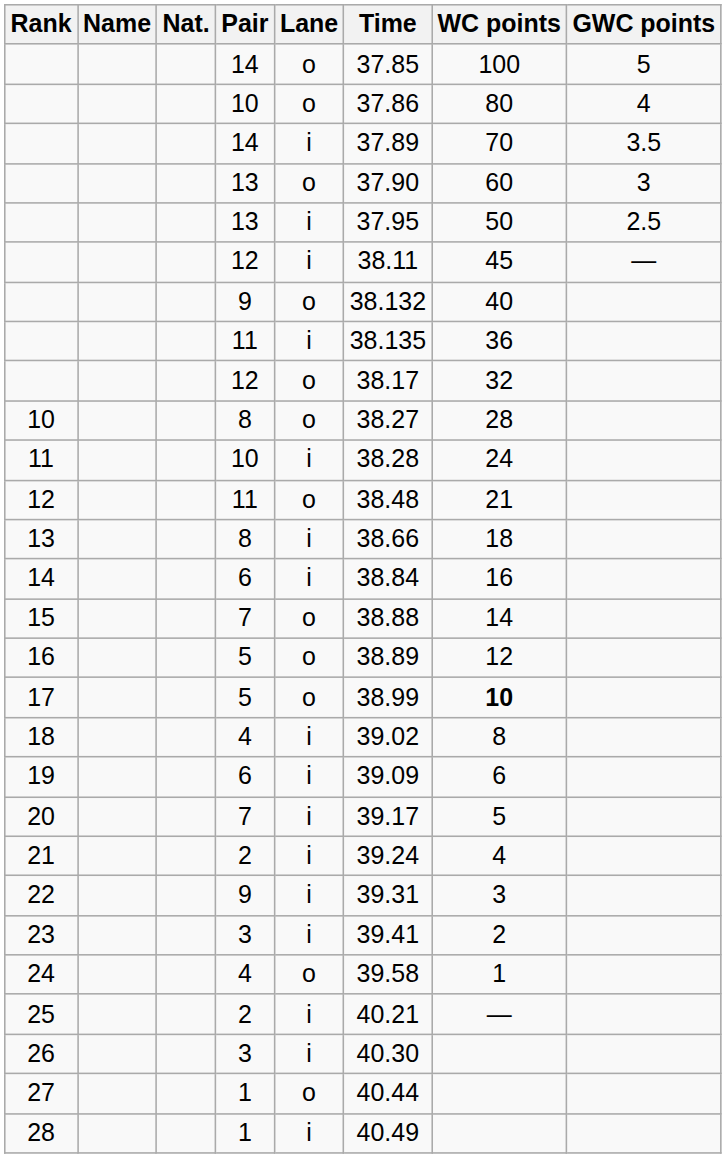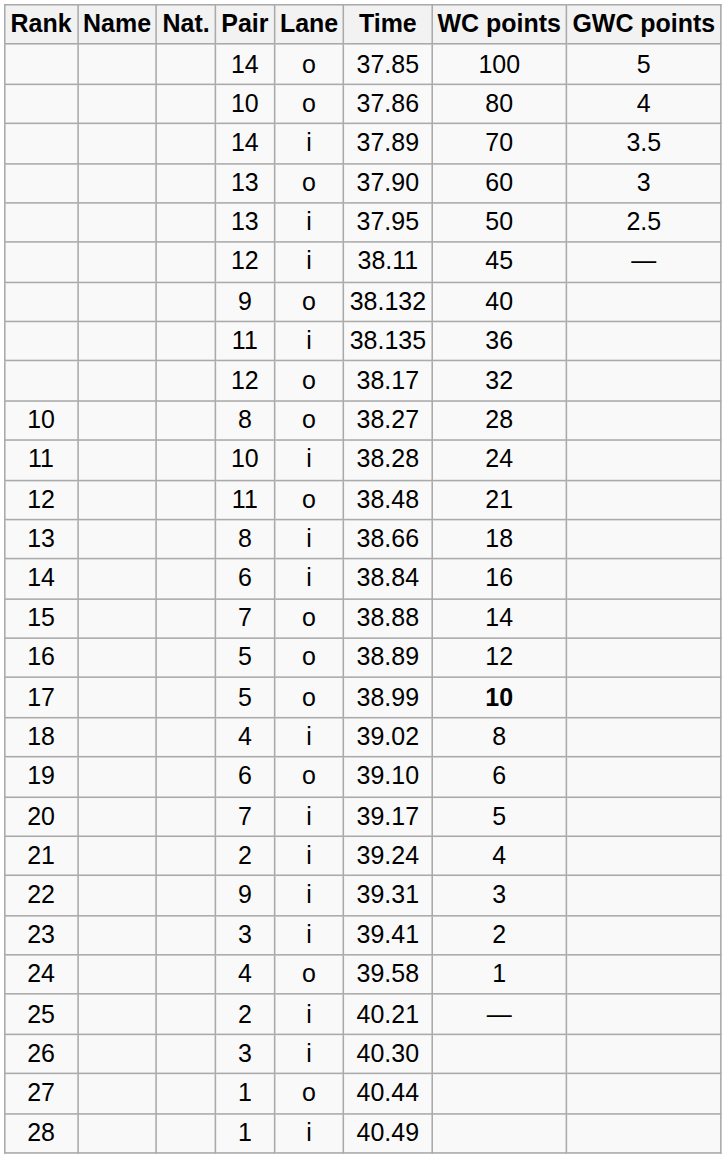(309, 776) i -> (309, 776) o
(388, 776) 39.09 -> (388, 776) 39.10
